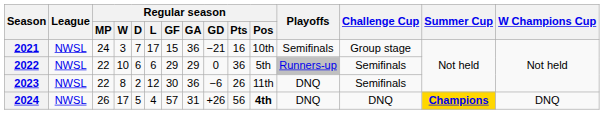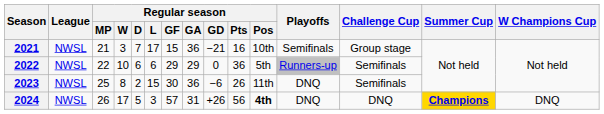(103, 48) 24 -> (103, 48) 21
(103, 83) 22 -> (103, 83) 25
(153, 83) 12 -> (153, 83) 15
(153, 100) 4 -> (153, 100) 3
